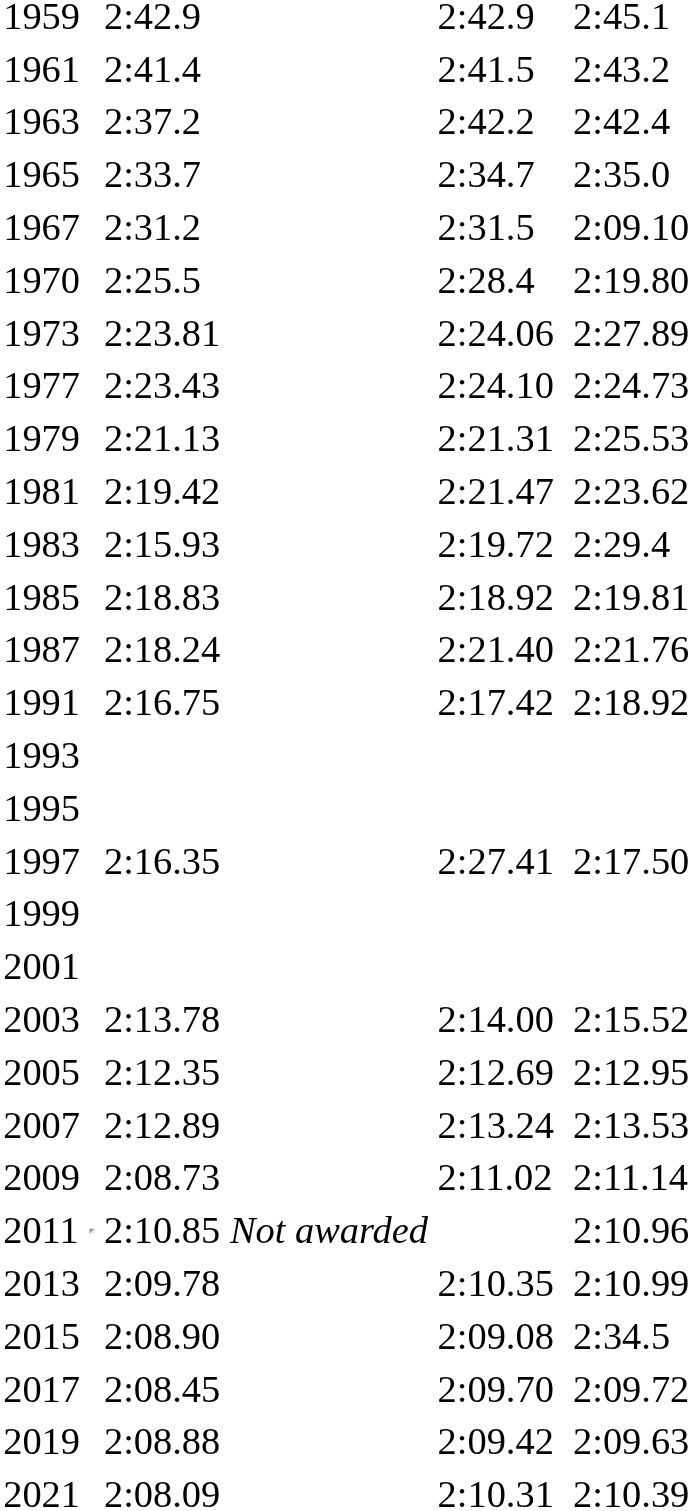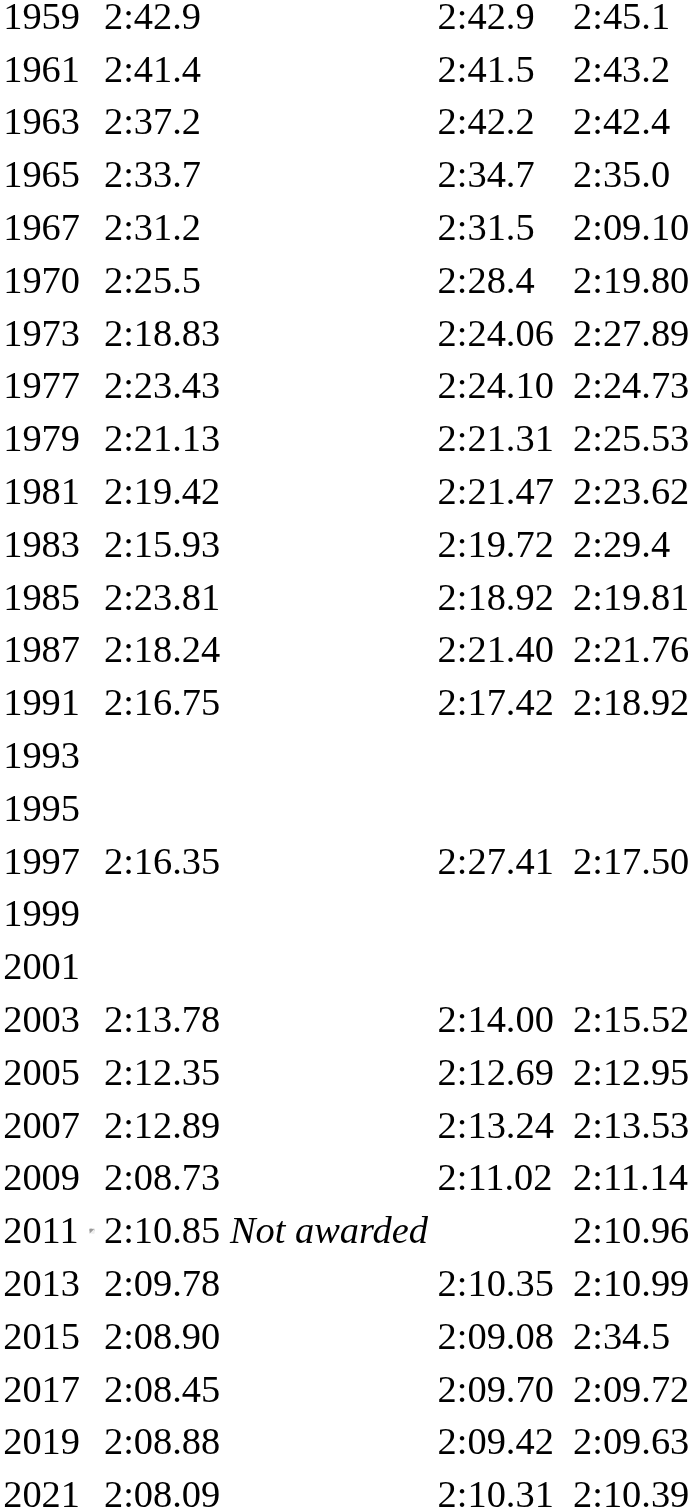(162, 332) 2:23.81 -> (162, 332) 2:18.83
(162, 596) 2:18.83 -> (162, 596) 2:23.81
